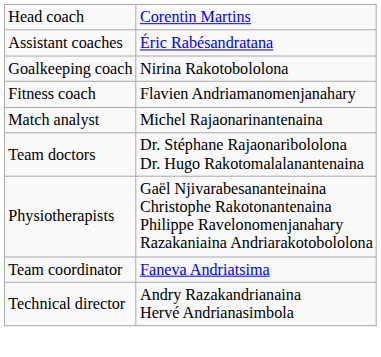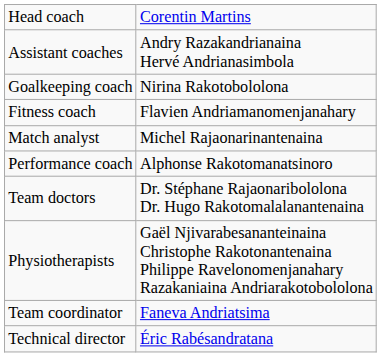(207, 42) Éric Rabésandratana -> (221, 52) Andry Razakandrianaina Hervé Andrianasimbola
+ row: (70, 163)
(221, 304) Andry Razakandrianaina Hervé Andrianasimbola -> (207, 338) Éric Rabésandratana
